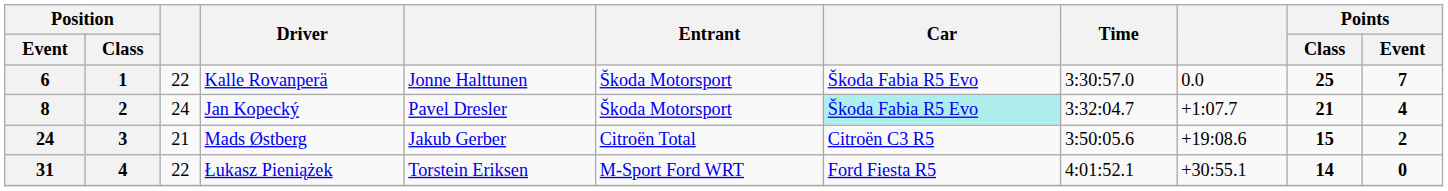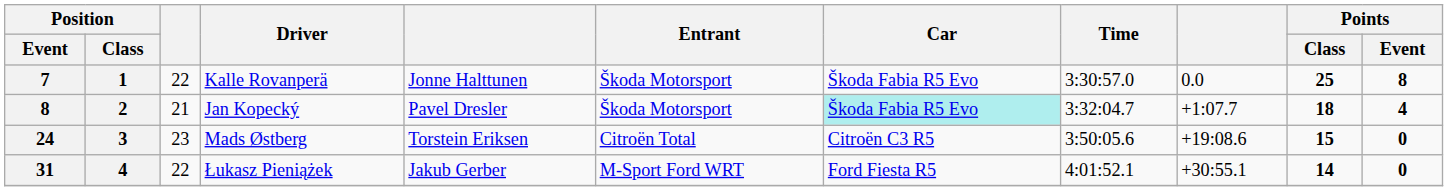(45, 79) 6 -> (45, 79) 7
(1403, 79) 7 -> (1403, 79) 8
(180, 109) 24 -> (180, 109) 21
(1325, 109) 21 -> (1325, 109) 18
(180, 139) 21 -> (180, 139) 23
(457, 139) Jakub Gerber -> (468, 139) Torstein Eriksen
(1403, 139) 2 -> (1403, 139) 0
(468, 169) Torstein Eriksen -> (457, 169) Jakub Gerber
